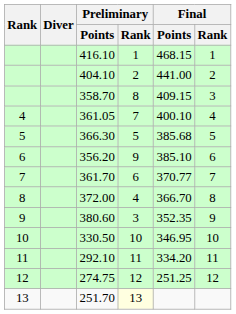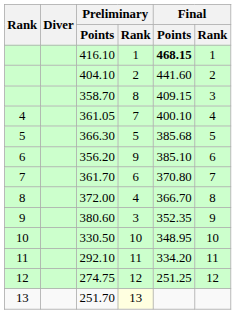(174, 55) normal -> (174, 55) bold
(174, 75) 441.00 -> (174, 75) 441.60
(174, 177) 370.77 -> (174, 177) 370.80
(174, 237) 346.95 -> (174, 237) 348.95
